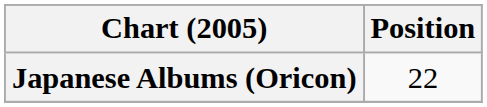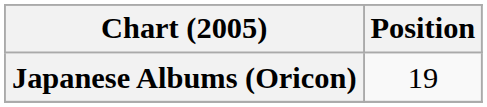(423, 76) 22 -> (423, 76) 19
